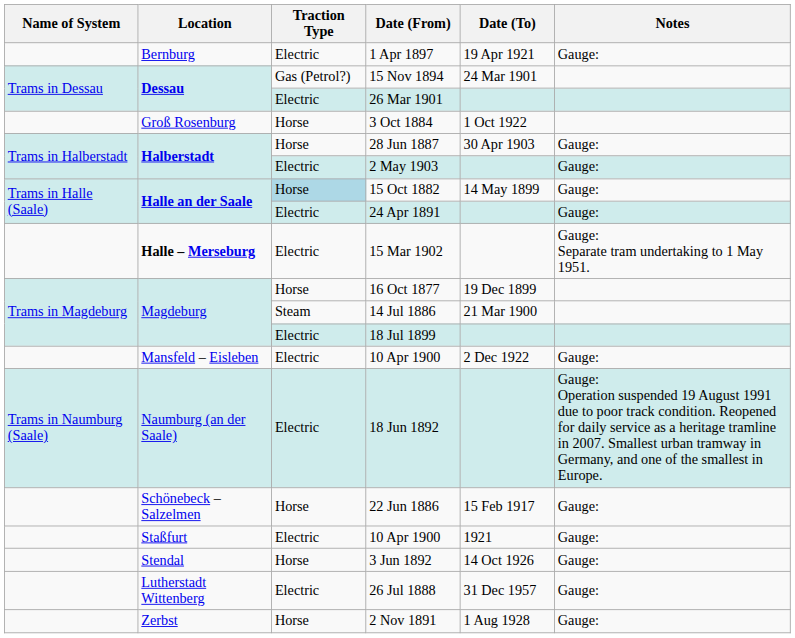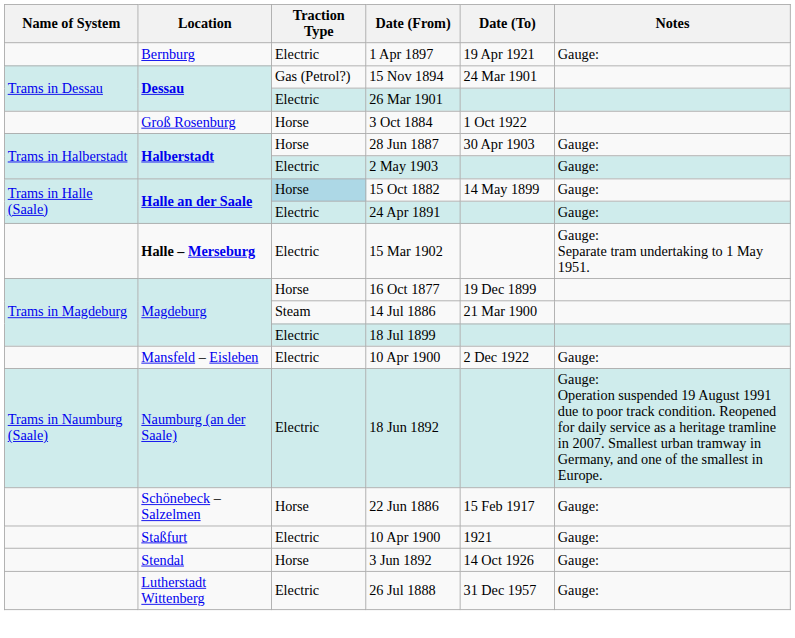- row: (160, 621)
